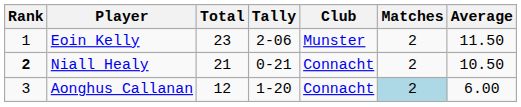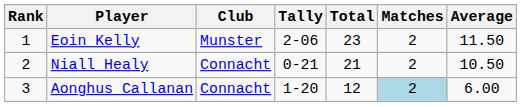columns swapped: (339, 17) <-> (222, 17)
(26, 65) bold -> (26, 65) normal
